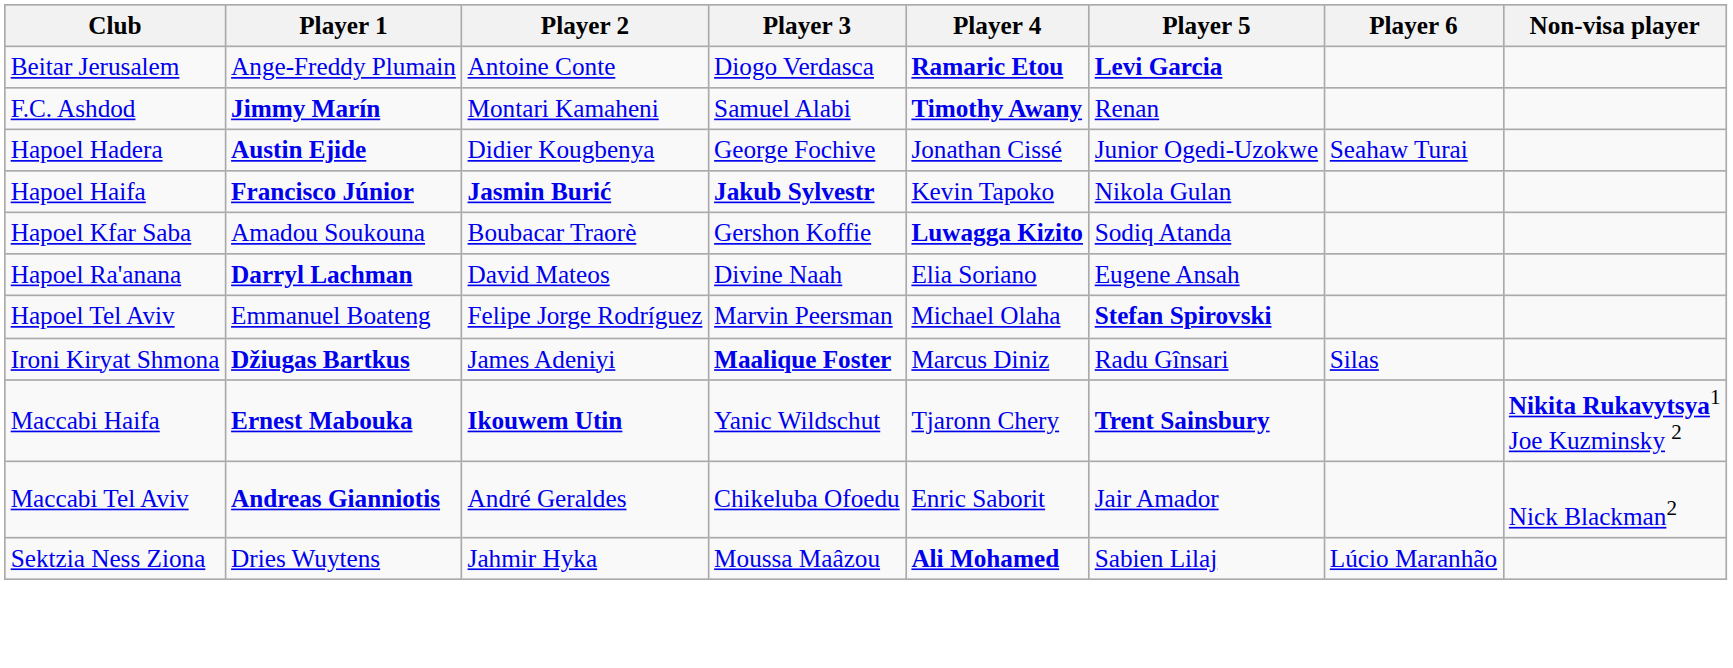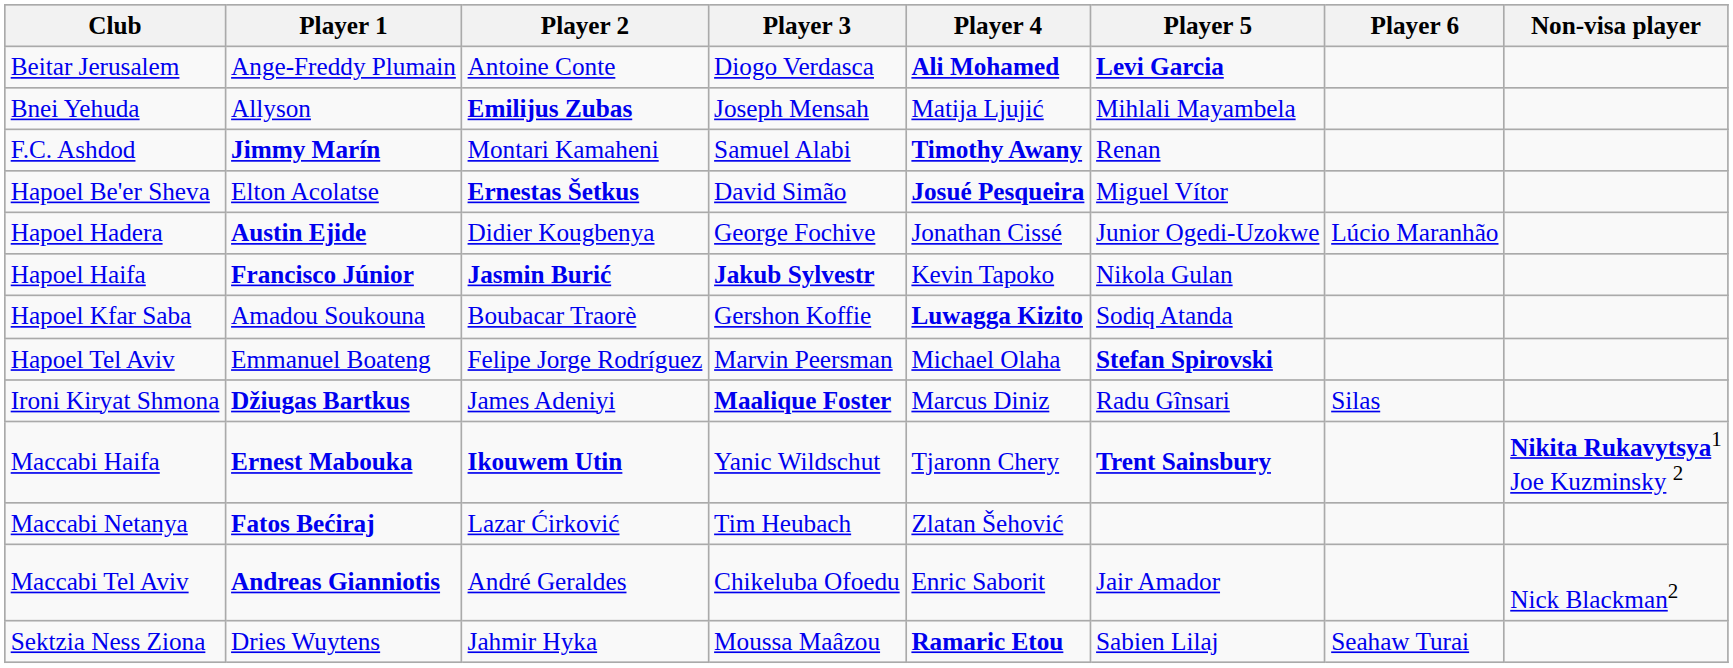(987, 67) Ramaric Etou -> (985, 67) Ali Mohamed
+ row: (75, 108)
+ row: (110, 191)
(1399, 150) Seahaw Turai -> (1415, 233) Lúcio Maranhão
- row: (96, 275)
+ row: (99, 523)
(985, 558) Ali Mohamed -> (987, 641) Ramaric Etou
(1413, 558) Lúcio Maranhão -> (1400, 641) Seahaw Turai
